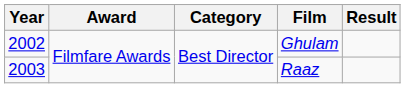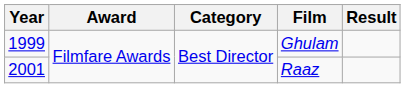(27, 43) 2002 -> (27, 43) 1999
(27, 69) 2003 -> (27, 69) 2001
